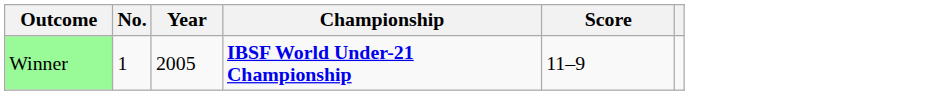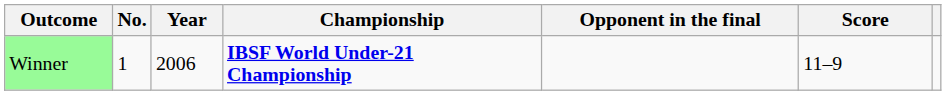+ column: (670, 20)
(176, 62) 2005 -> (176, 62) 2006
